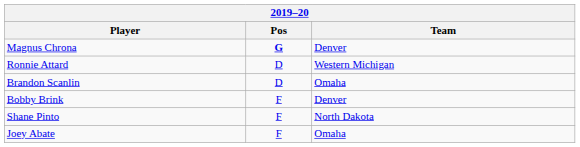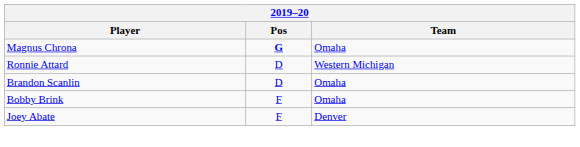(330, 47) Denver -> (330, 47) Omaha
(330, 99) Denver -> (330, 99) Omaha
- row: (33, 116)
(330, 133) Omaha -> (330, 116) Denver
